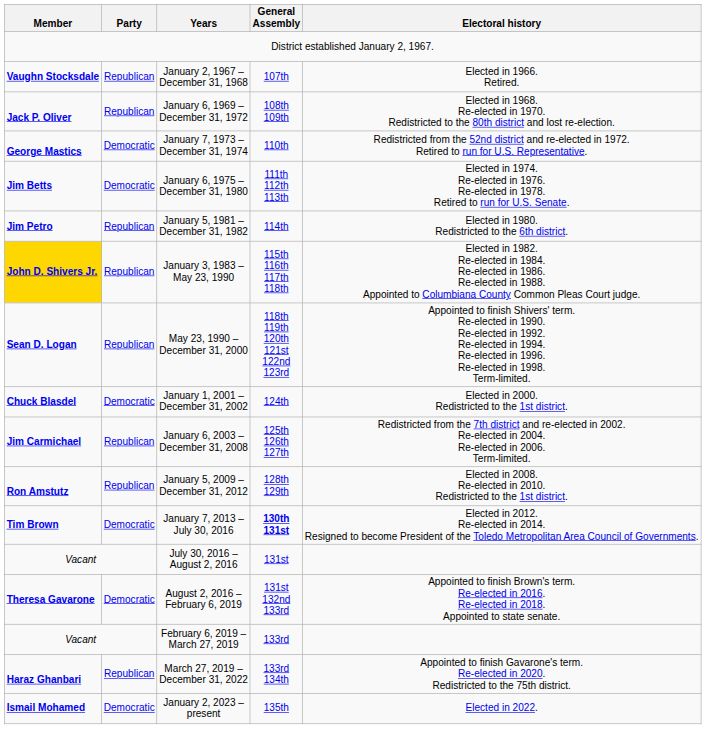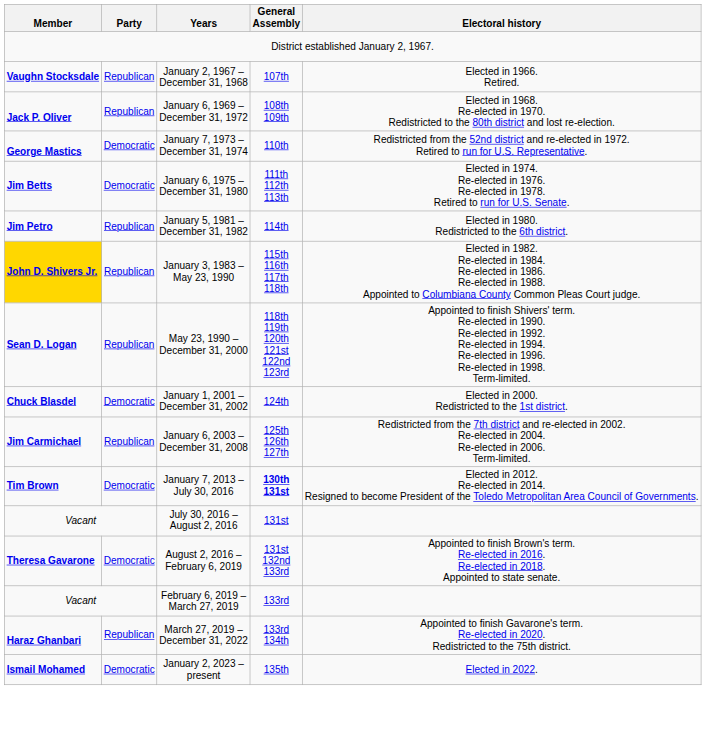- row: (204, 486)
